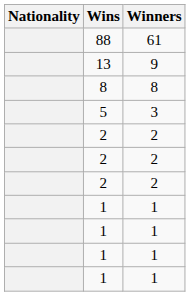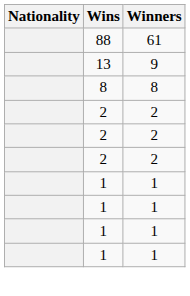- row: (103, 111)
